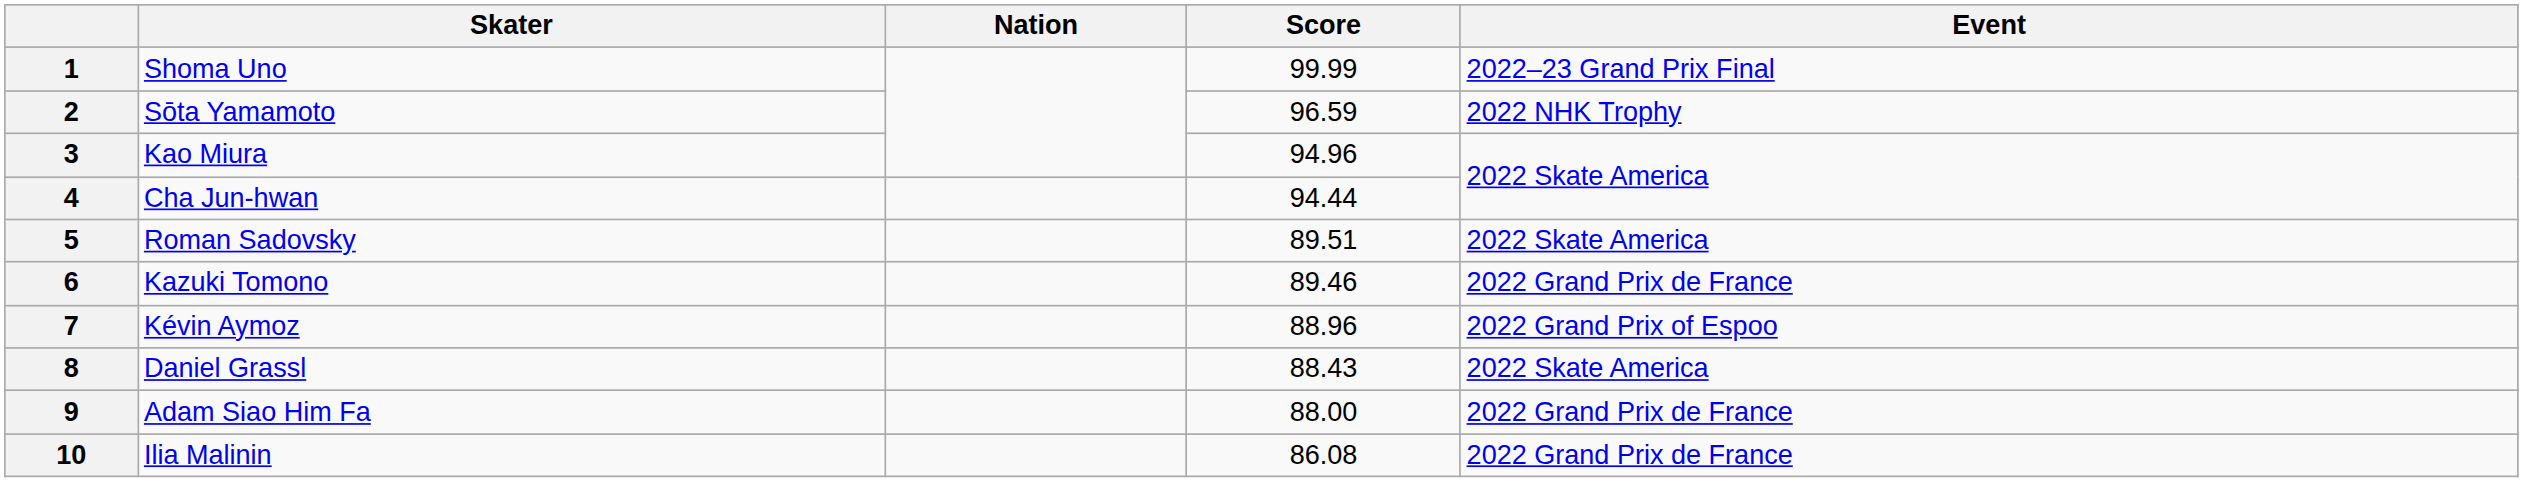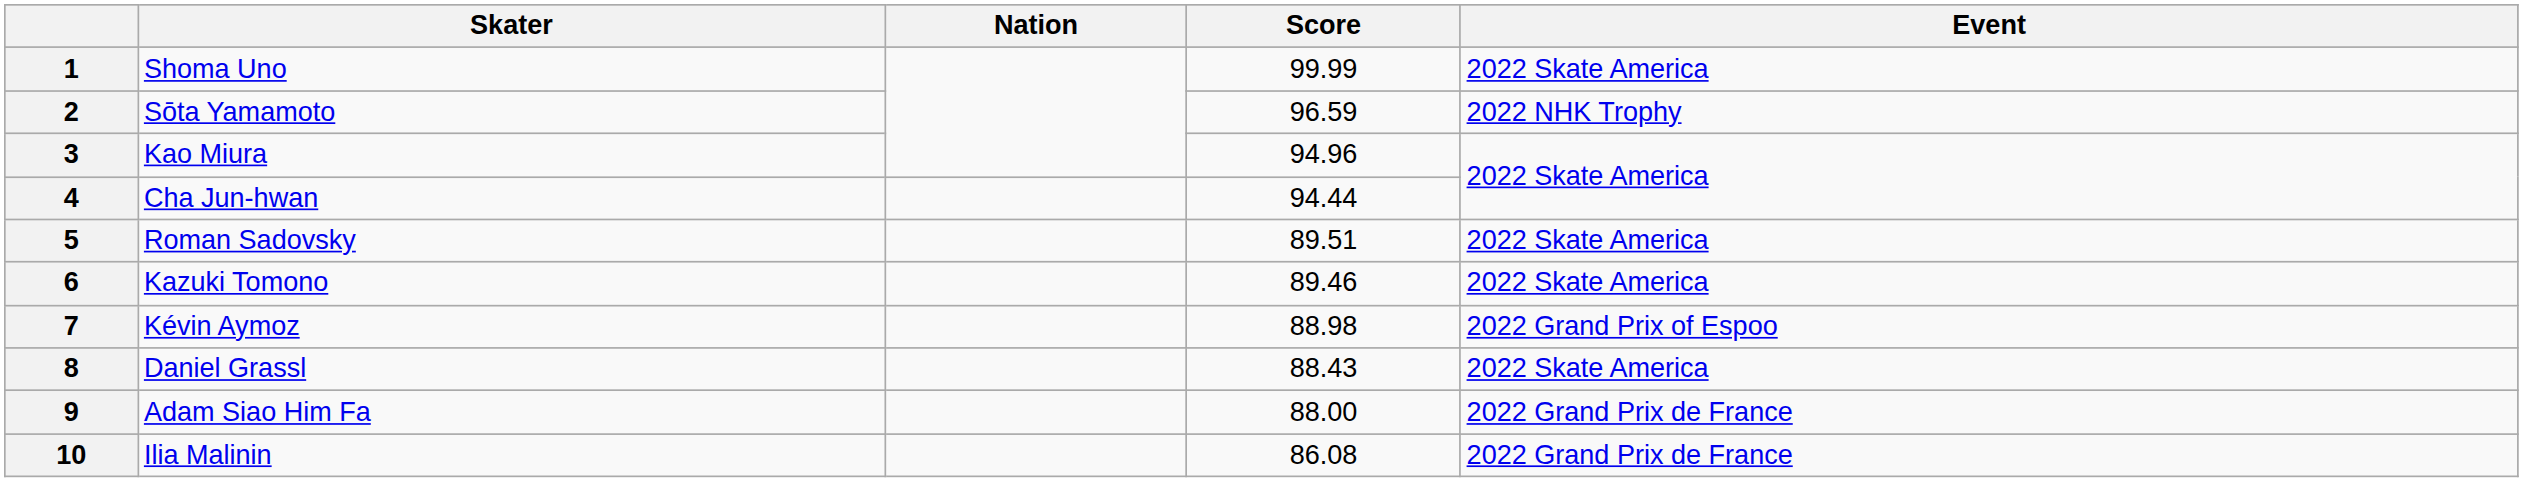(1621, 68) 2022–23 Grand Prix Final -> (1588, 68) 2022 Skate America
(1630, 283) 2022 Grand Prix de France -> (1588, 283) 2022 Skate America
(1324, 326) 88.96 -> (1324, 326) 88.98
